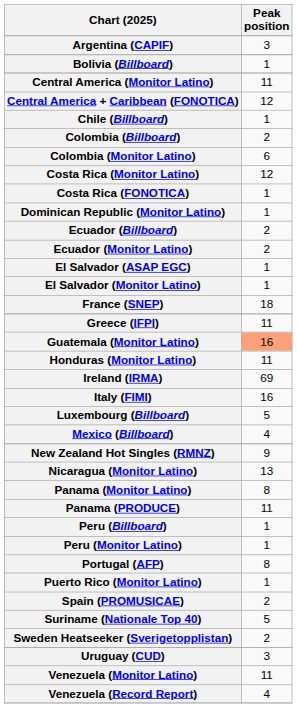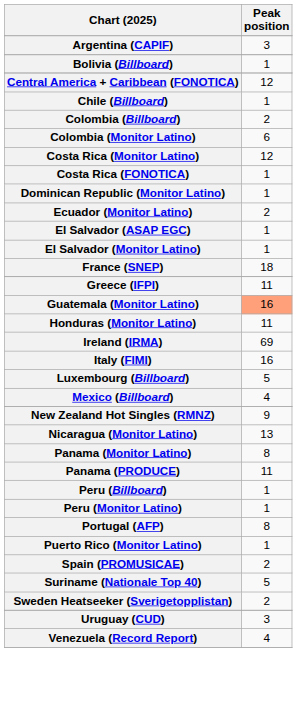- row: (123, 82)
- row: (123, 230)
- row: (123, 675)
